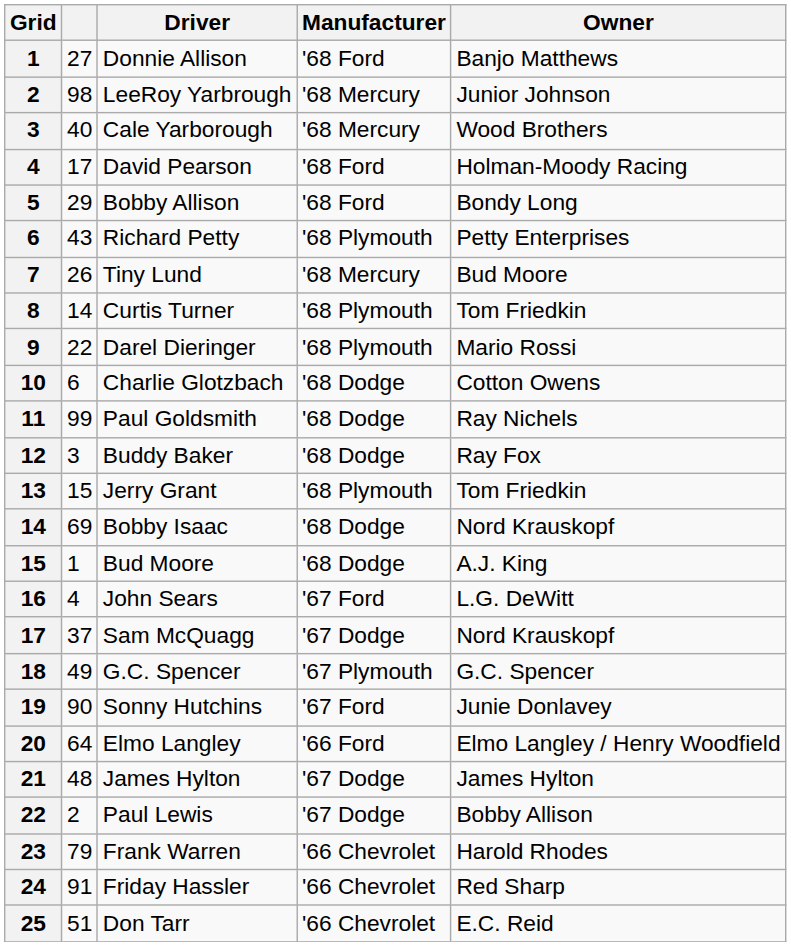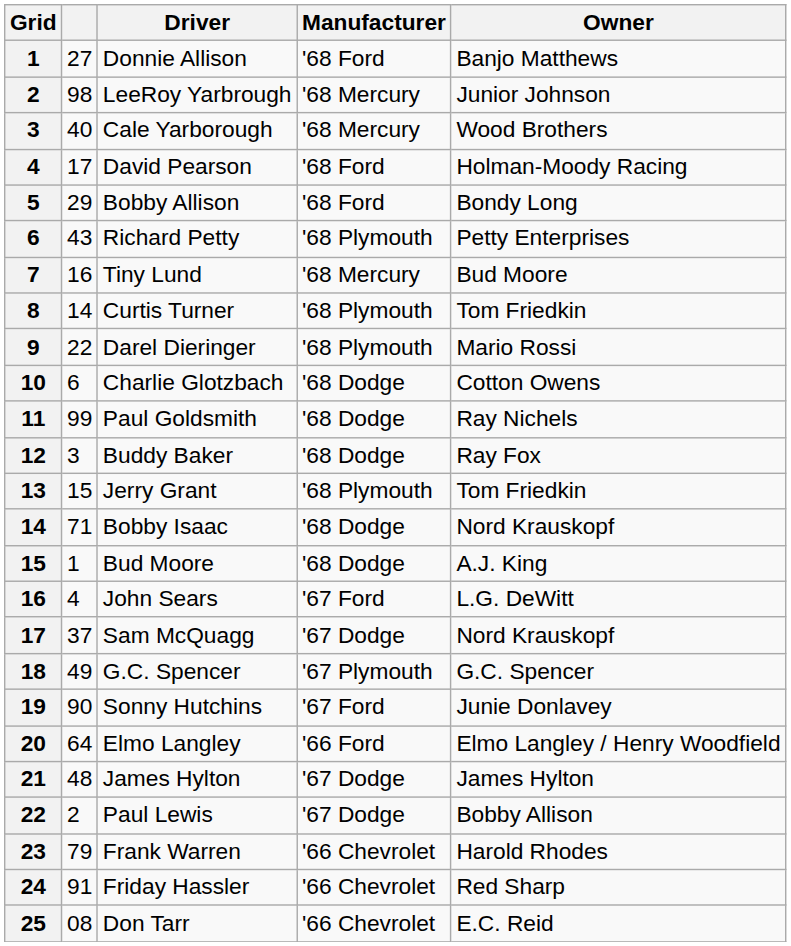(80, 274) 26 -> (80, 274) 16
(80, 526) 69 -> (80, 526) 71
(80, 923) 51 -> (80, 923) 08
